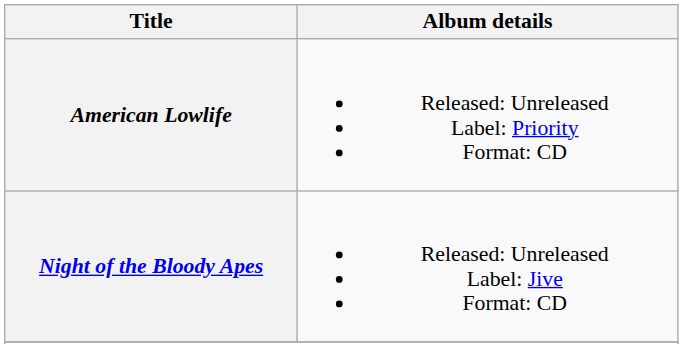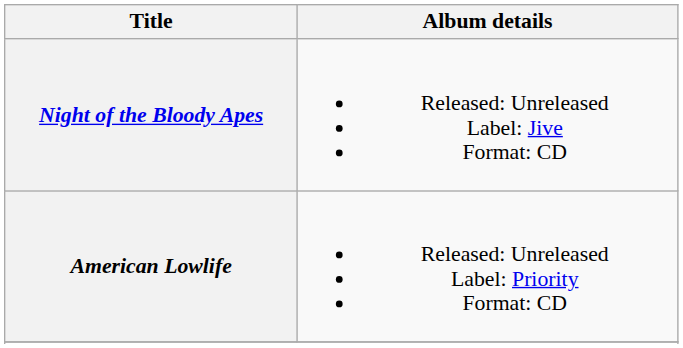rows swapped: (151, 266) <-> (151, 114)
